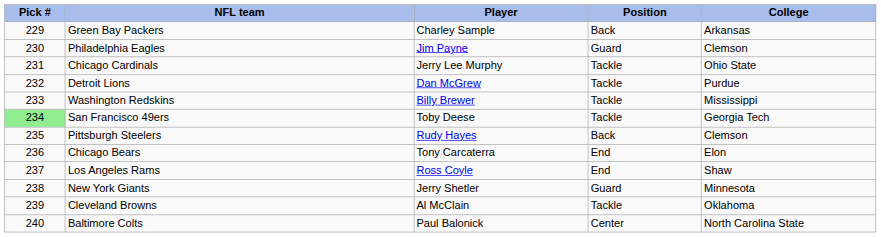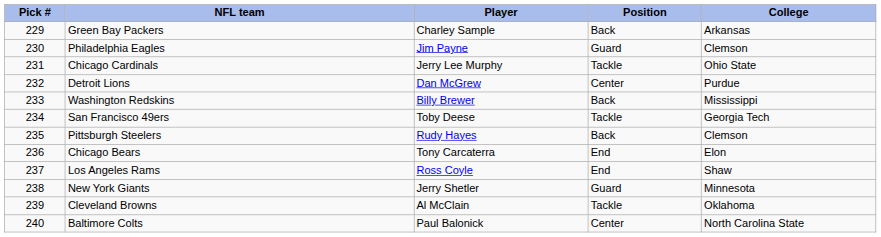(606, 83) Tackle -> (607, 83) Center
(606, 100) Tackle -> (603, 100) Back
(35, 118) lightgreen background -> (35, 118) no background
